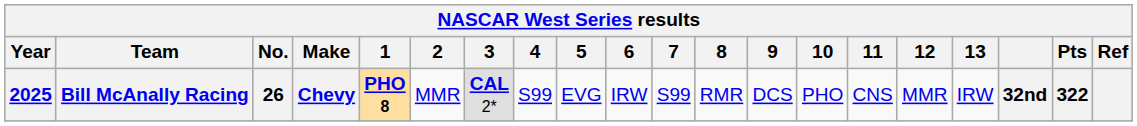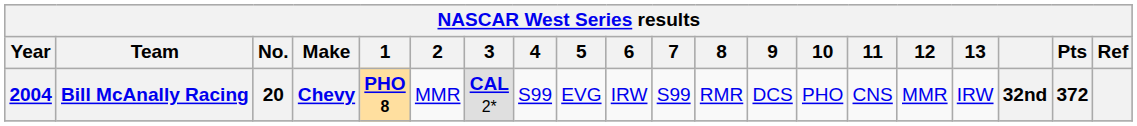(31, 95) 2025 -> (31, 95) 2004
(273, 95) 26 -> (273, 95) 20
(1072, 95) 322 -> (1072, 95) 372
